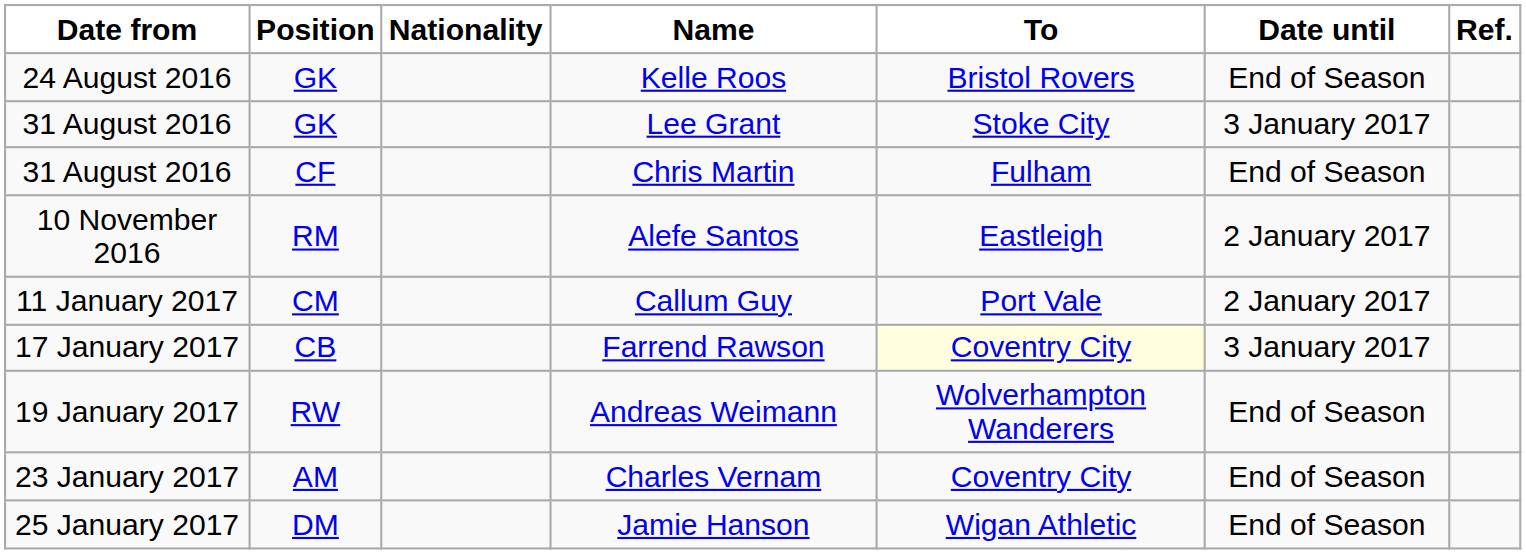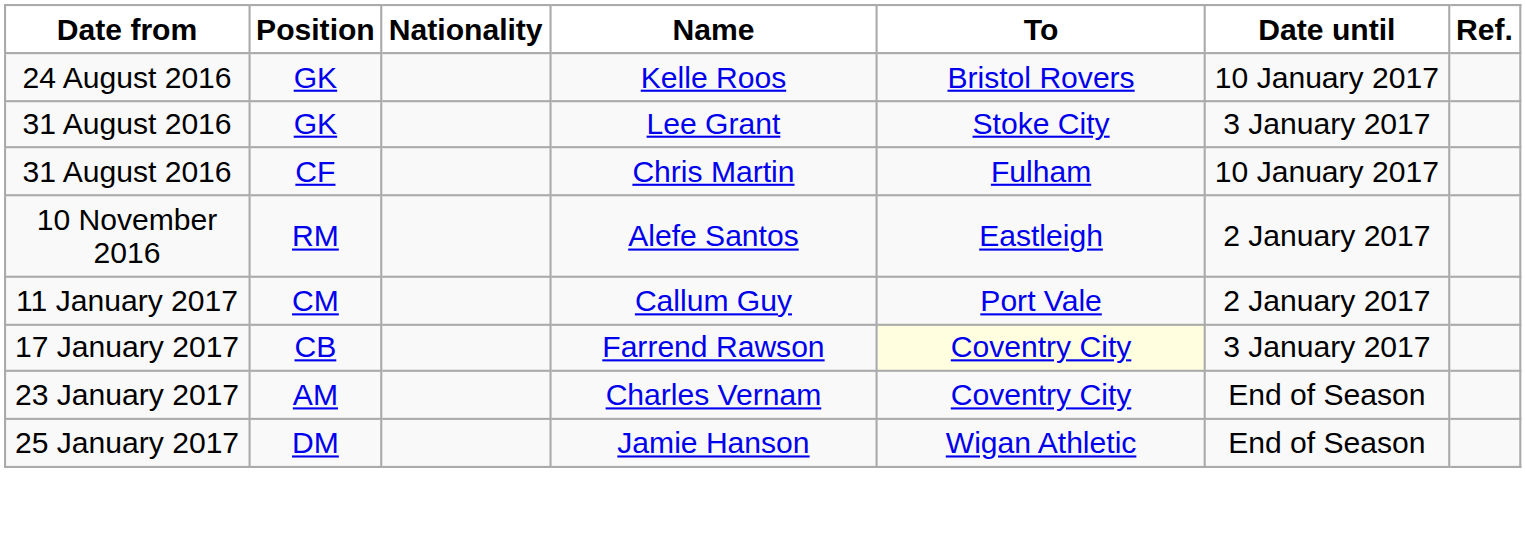(1327, 77) End of Season -> (1327, 77) 10 January 2017
(1327, 172) End of Season -> (1327, 172) 10 January 2017
- row: (713, 412)
